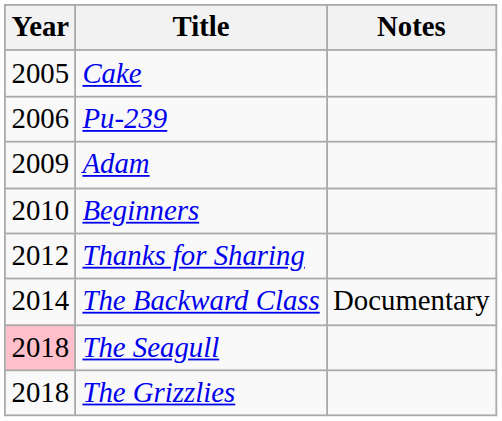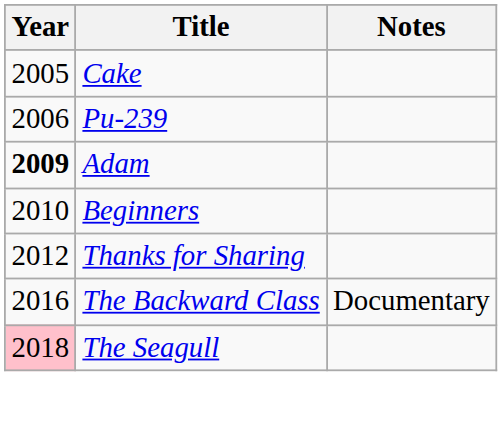(40, 164) normal -> (40, 164) bold
(40, 301) 2014 -> (40, 301) 2016
- row: (159, 392)
